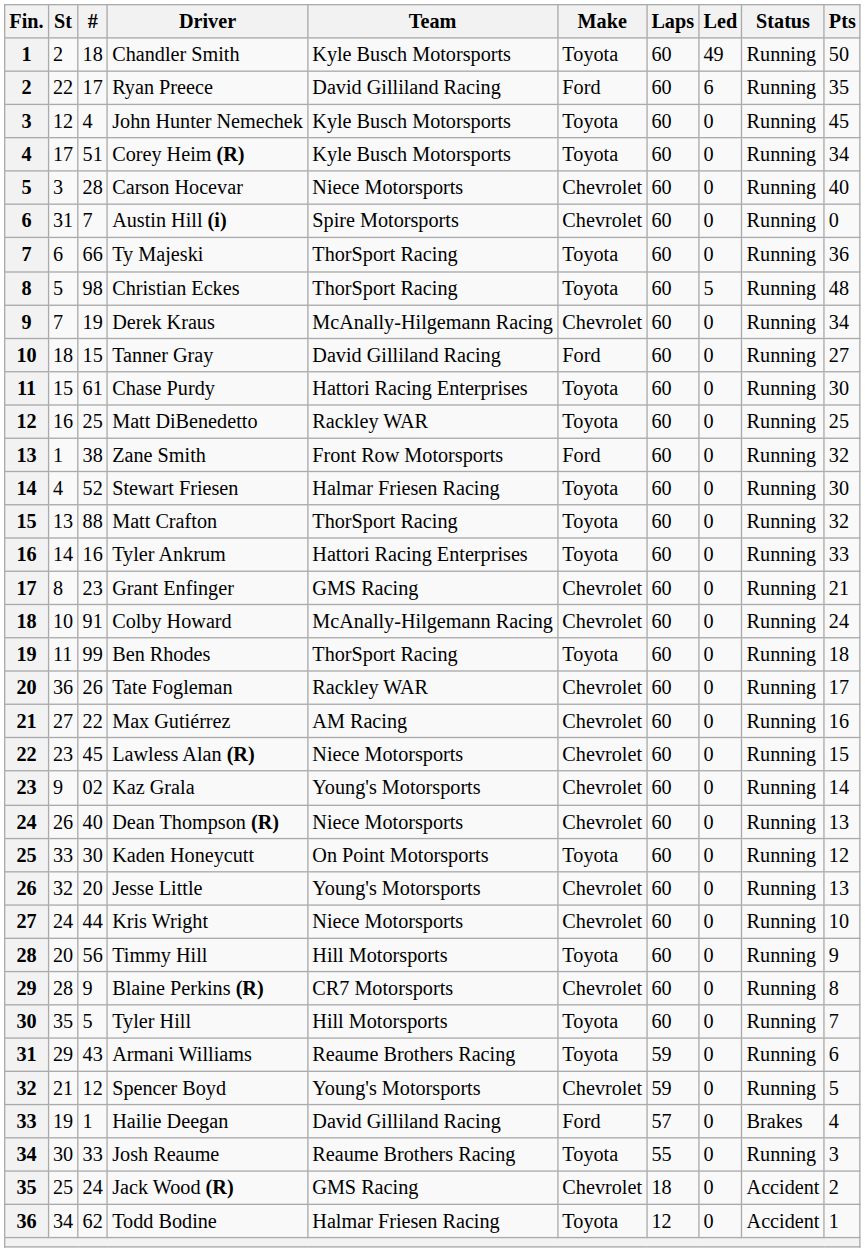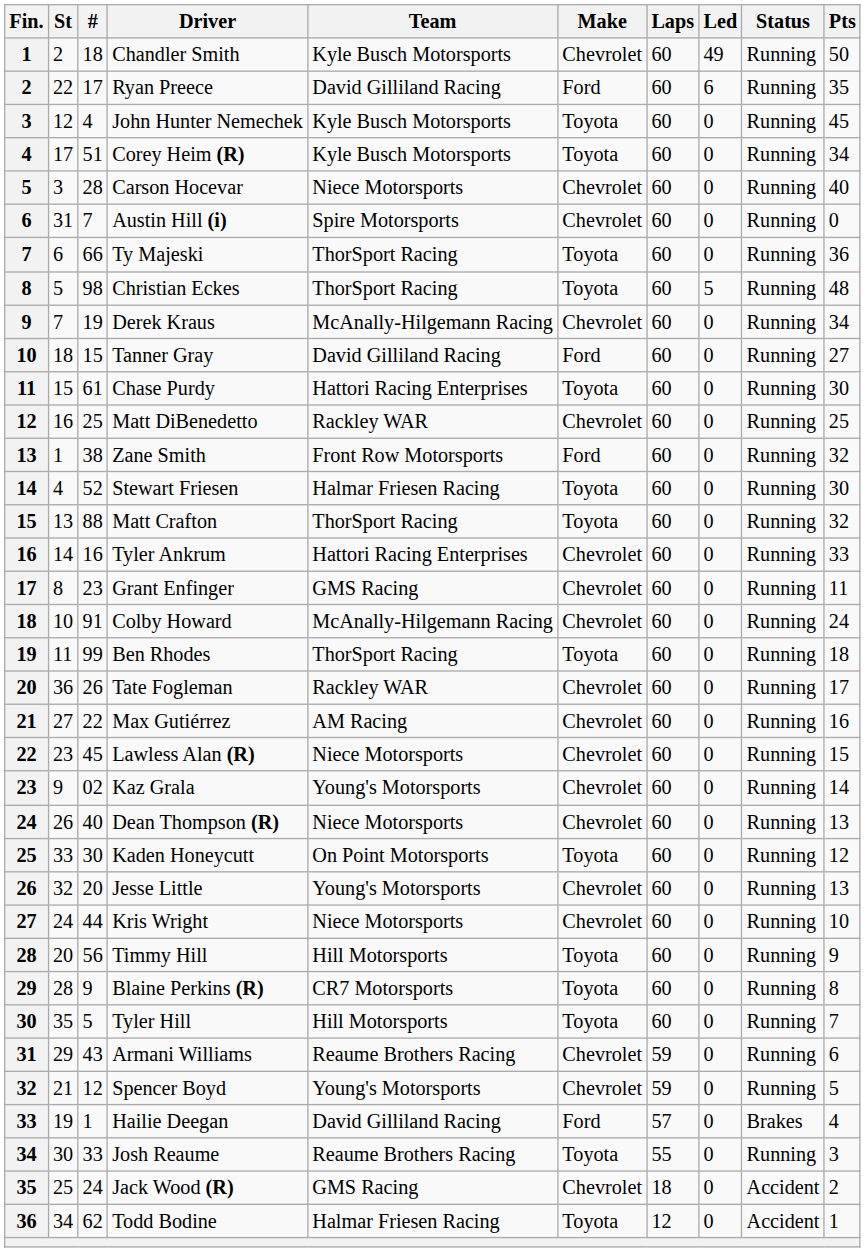(590, 54) Toyota -> (602, 54) Chevrolet
(590, 421) Toyota -> (602, 421) Chevrolet
(590, 554) Toyota -> (602, 554) Chevrolet
(839, 588) 21 -> (839, 588) 11
(602, 988) Chevrolet -> (590, 988) Toyota
(590, 1054) Toyota -> (602, 1054) Chevrolet
